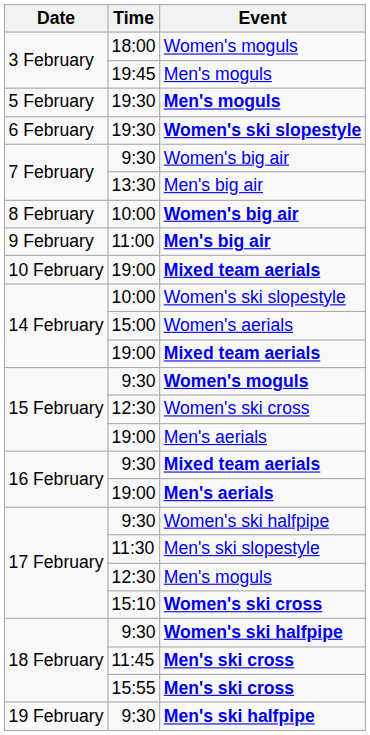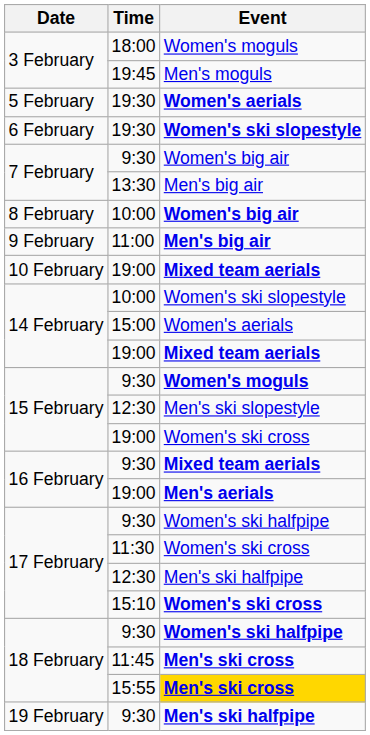(222, 102) Men's moguls -> (233, 102) Women's aerials
(237, 409) Women's ski cross -> (242, 409) Men's ski slopestyle
(215, 437) Men's aerials -> (237, 437) Women's ski cross
(242, 548) Men's ski slopestyle -> (237, 548) Women's ski cross
(218, 576) Men's moguls -> (233, 576) Men's ski halfpipe
(229, 688) no background -> (229, 688) gold background
